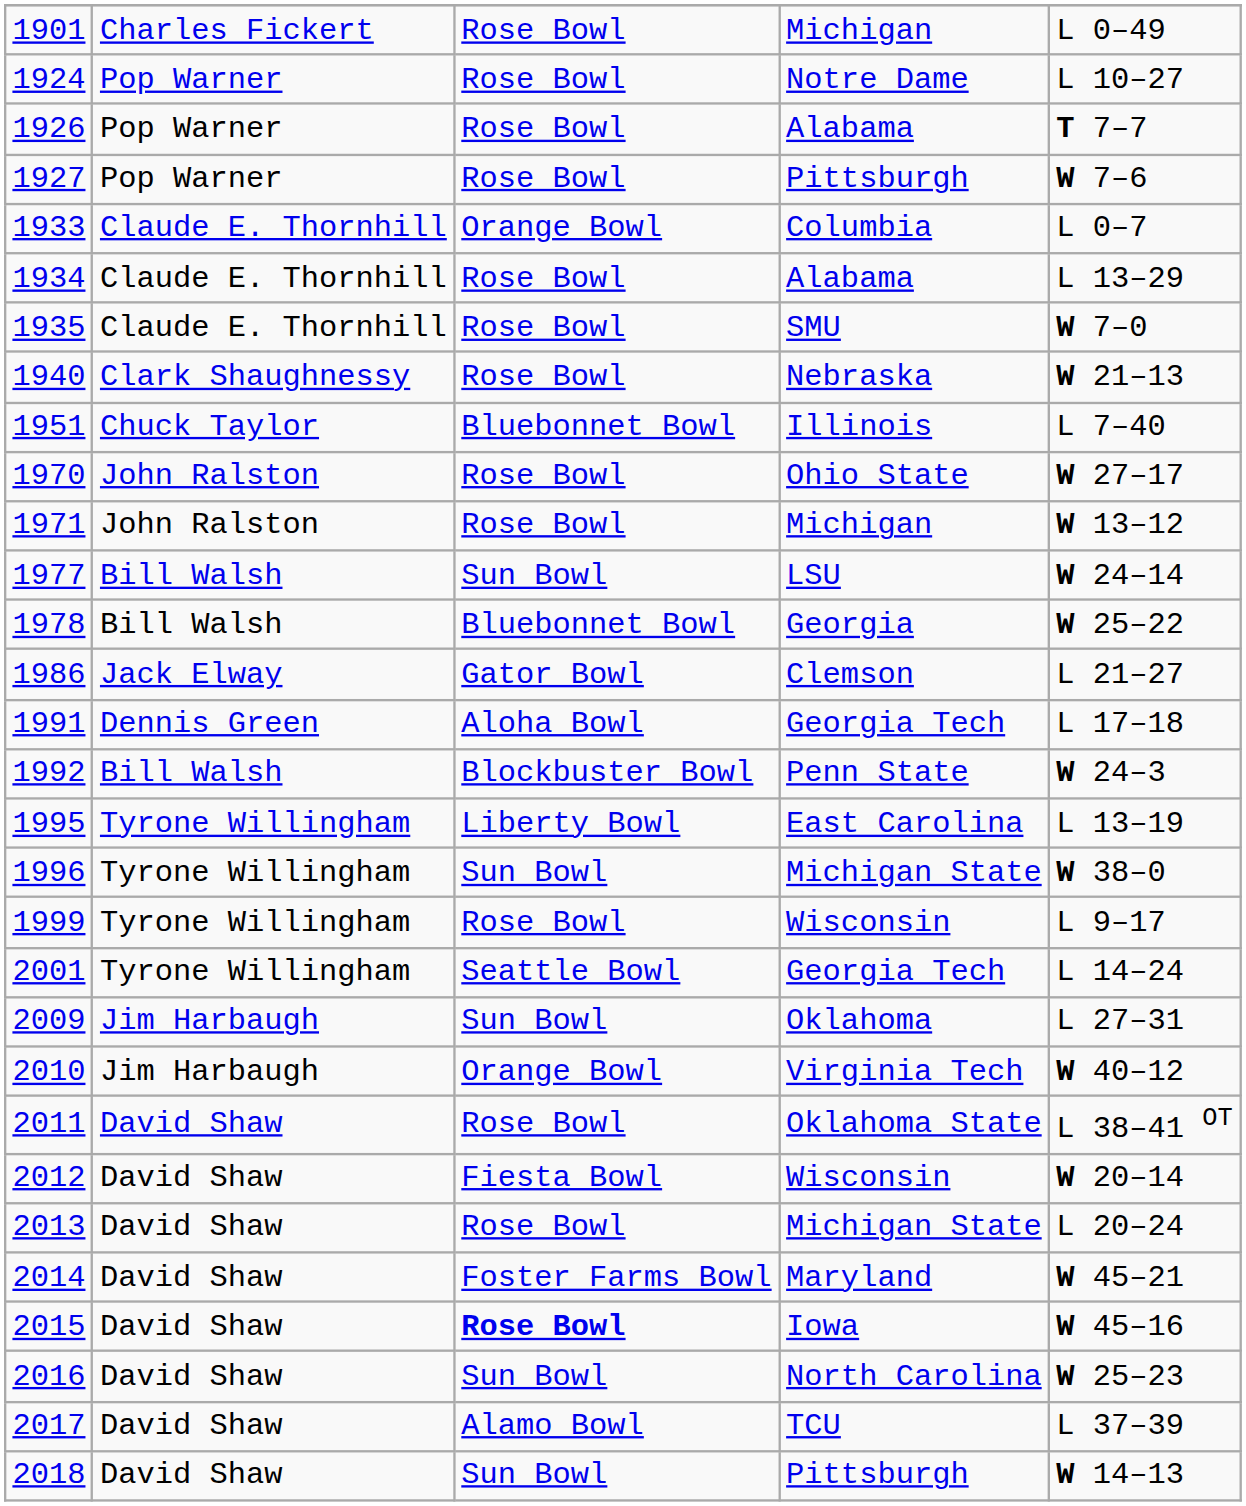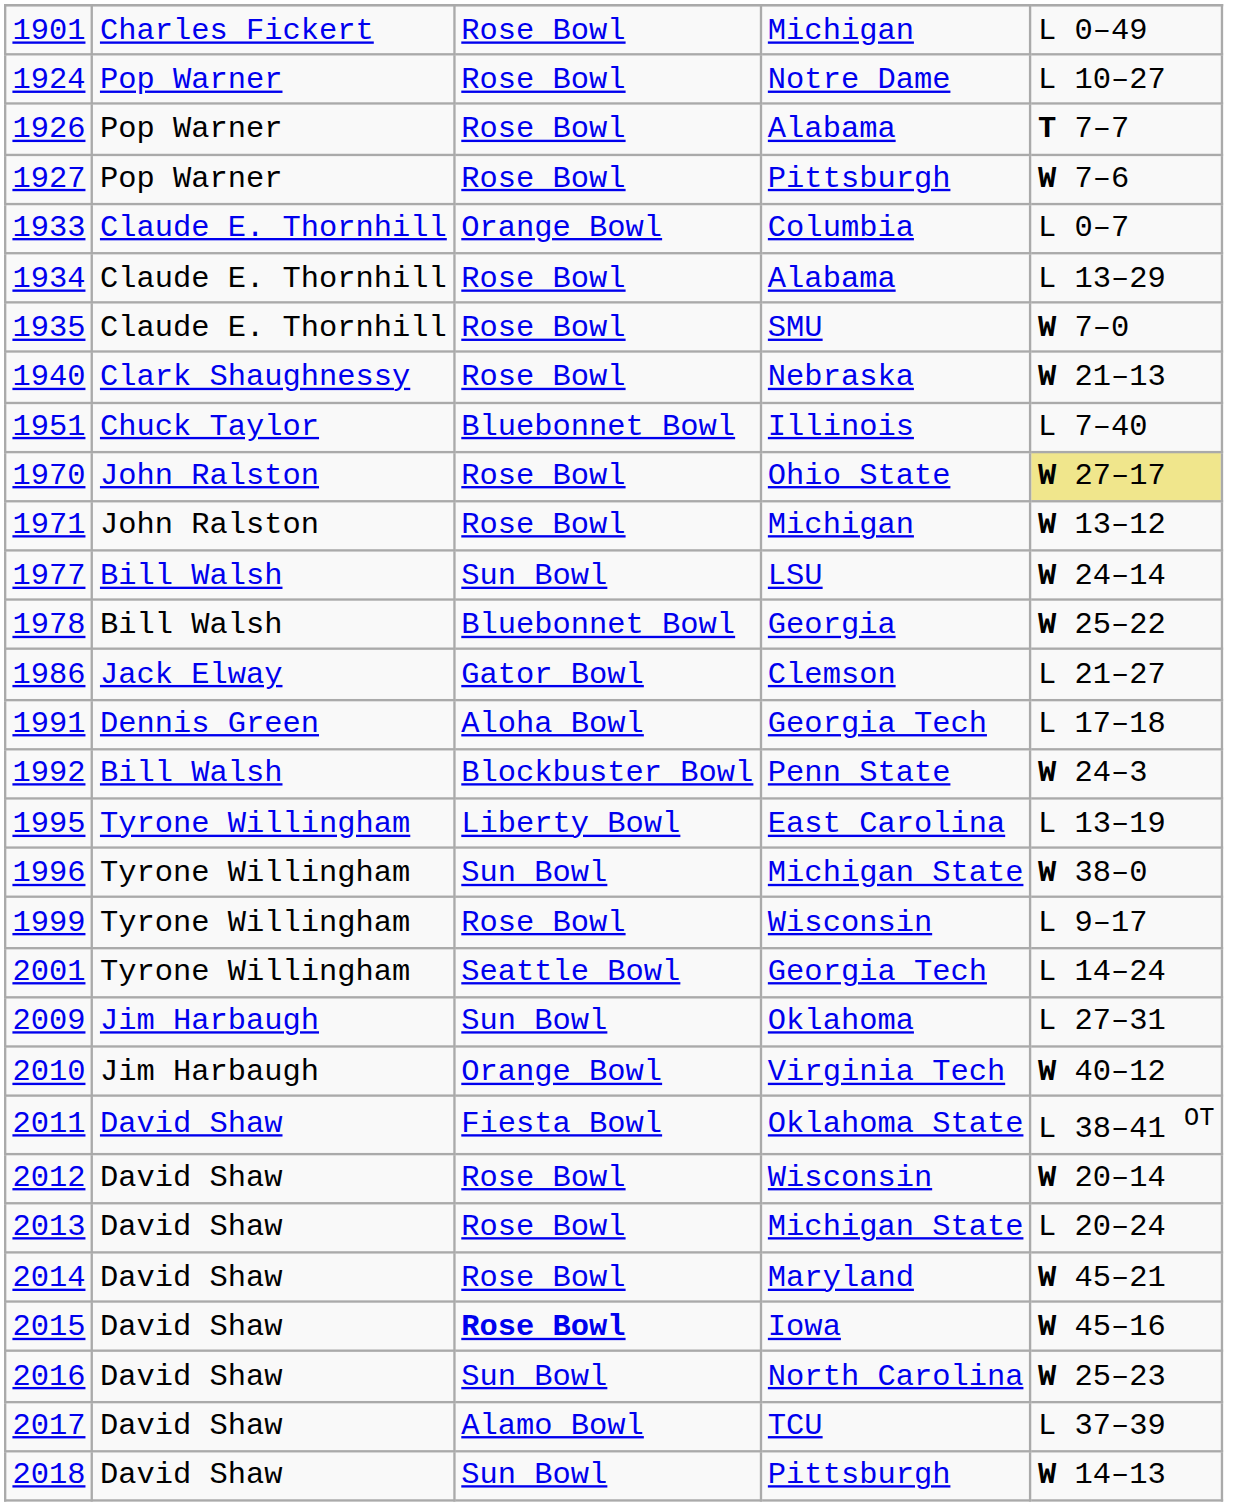(1120, 476) no background -> (1102, 476) khaki background
(543, 1125) Rose Bowl -> (562, 1125) Fiesta Bowl
(562, 1178) Fiesta Bowl -> (543, 1178) Rose Bowl
(616, 1277) Foster Farms Bowl -> (543, 1277) Rose Bowl
